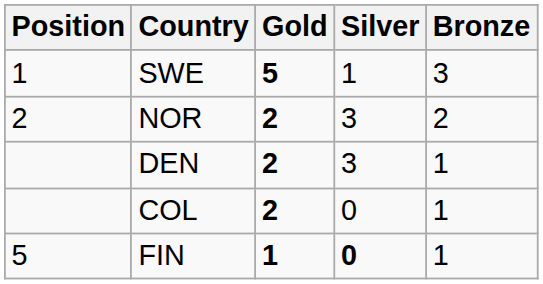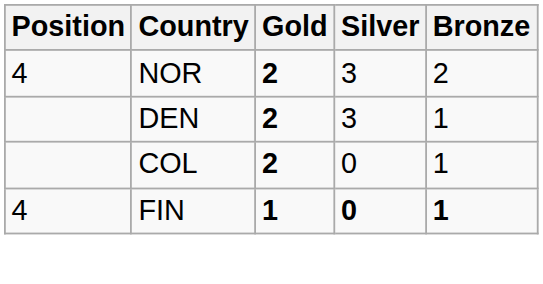- row: (171, 73)
(20, 118) 2 -> (20, 73) 4
(20, 255) 5 -> (20, 210) 4
(441, 255) normal -> (441, 210) bold
